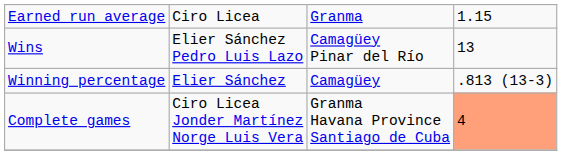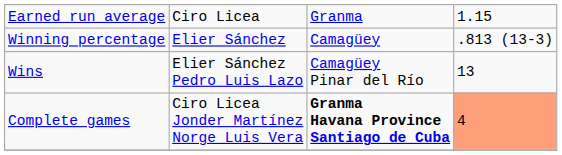rows swapped: (87, 81) <-> (26, 49)
(380, 121) normal -> (380, 121) bold
